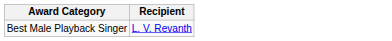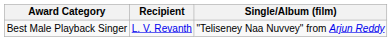+ column: (291, 12)
